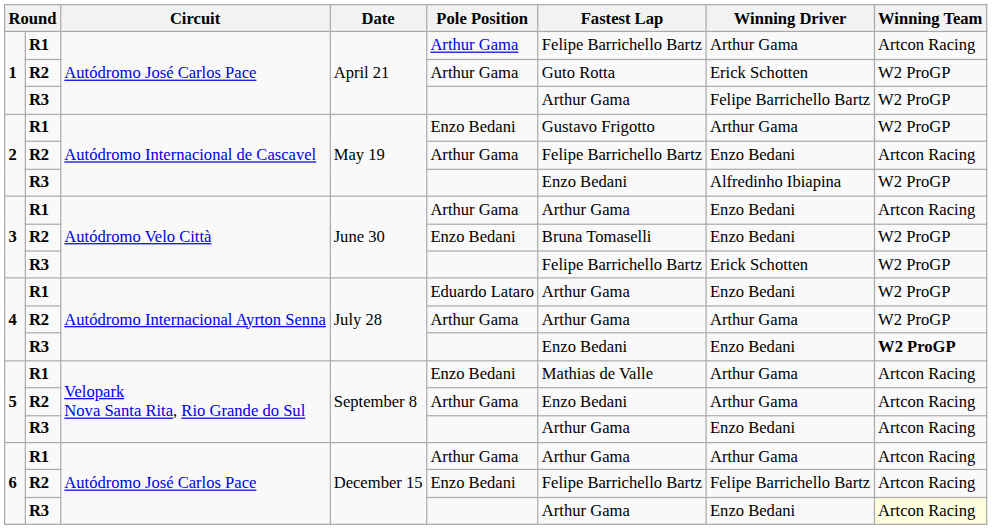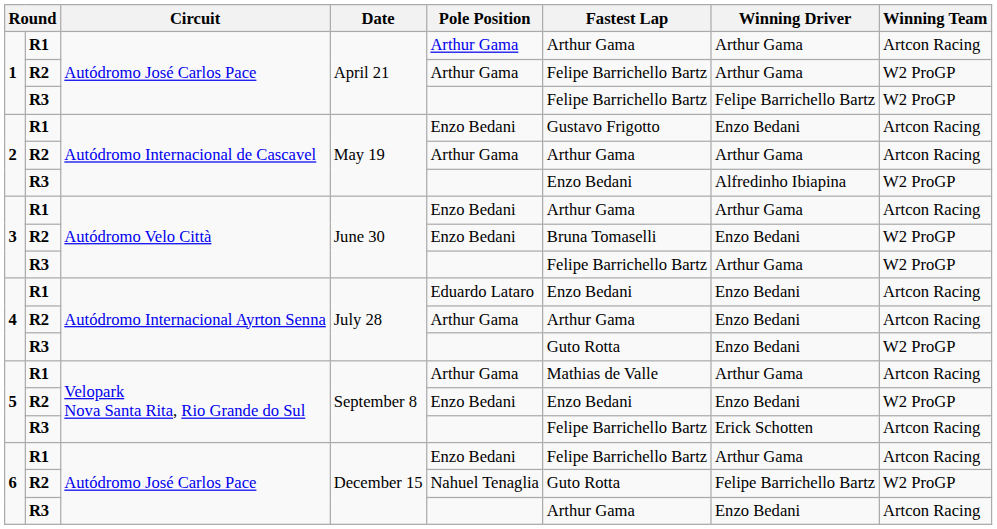(622, 45) Felipe Barrichello Bartz -> (591, 45) Arthur Gama
(578, 72) Guto Rotta -> (627, 72) Felipe Barrichello Bartz
(759, 72) Erick Schotten -> (759, 72) Arthur Gama
(586, 99) Arthur Gama -> (627, 99) Felipe Barrichello Bartz
(754, 127) Arthur Gama -> (758, 127) Enzo Bedani
(914, 127) W2 ProGP -> (932, 127) Artcon Racing
(622, 154) Felipe Barrichello Bartz -> (591, 154) Arthur Gama
(753, 154) Enzo Bedani -> (759, 154) Arthur Gama
(474, 209) Arthur Gama -> (473, 209) Enzo Bedani
(753, 209) Enzo Bedani -> (759, 209) Arthur Gama
(759, 264) Erick Schotten -> (759, 264) Arthur Gama
(586, 291) Arthur Gama -> (589, 291) Enzo Bedani
(914, 291) W2 ProGP -> (932, 291) Artcon Racing
(754, 318) Arthur Gama -> (758, 318) Enzo Bedani
(914, 318) W2 ProGP -> (932, 318) Artcon Racing
(584, 346) Enzo Bedani -> (583, 346) Guto Rotta
(917, 346) bold -> (919, 346) normal
(473, 373) Enzo Bedani -> (474, 373) Arthur Gama
(474, 401) Arthur Gama -> (473, 401) Enzo Bedani
(754, 401) Arthur Gama -> (758, 401) Enzo Bedani
(927, 401) Artcon Racing -> (919, 401) W2 ProGP
(586, 428) Arthur Gama -> (627, 428) Felipe Barrichello Bartz
(753, 428) Enzo Bedani -> (764, 428) Erick Schotten
(474, 455) Arthur Gama -> (473, 455) Enzo Bedani
(586, 455) Arthur Gama -> (627, 455) Felipe Barrichello Bartz
(473, 483) Enzo Bedani -> (485, 483) Nahuel Tenaglia
(622, 483) Felipe Barrichello Bartz -> (583, 483) Guto Rotta
(927, 483) Artcon Racing -> (919, 483) W2 ProGP
(927, 510) lightyellow background -> (932, 510) no background
